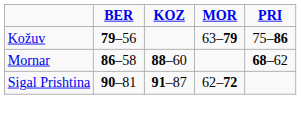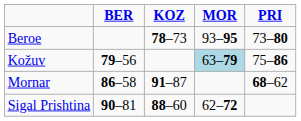+ row: (24, 37)
(220, 37) no background -> (220, 60) lightblue background
(169, 60) 88–60 -> (169, 82) 91–87
(169, 82) 91–87 -> (169, 104) 88–60
